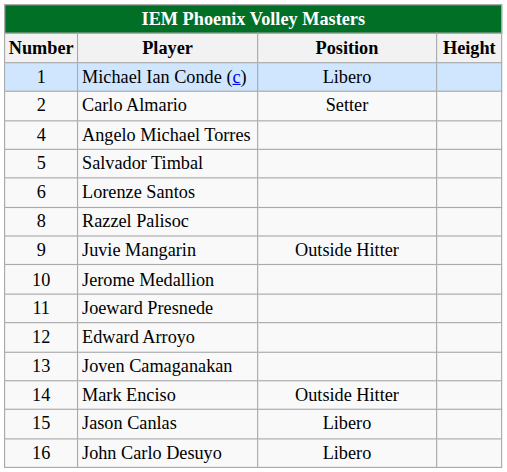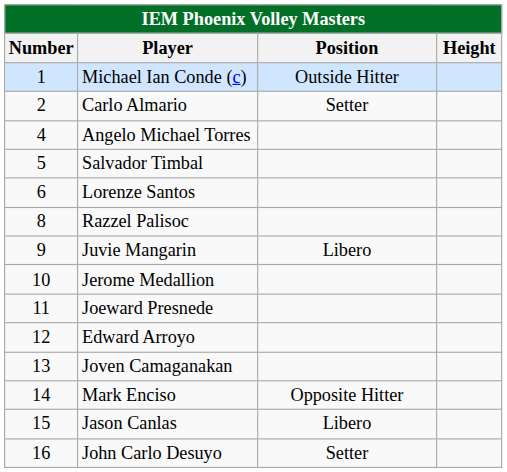(347, 76) Libero -> (347, 76) Outside Hitter
(347, 250) Outside Hitter -> (347, 250) Libero
(347, 395) Outside Hitter -> (347, 395) Opposite Hitter
(347, 452) Libero -> (347, 452) Setter
